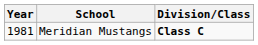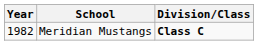(20, 31) 1981 -> (20, 31) 1982
